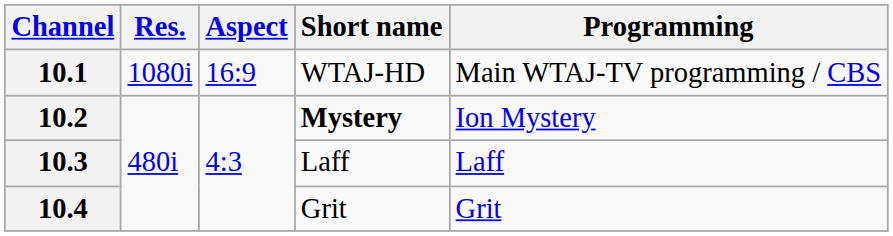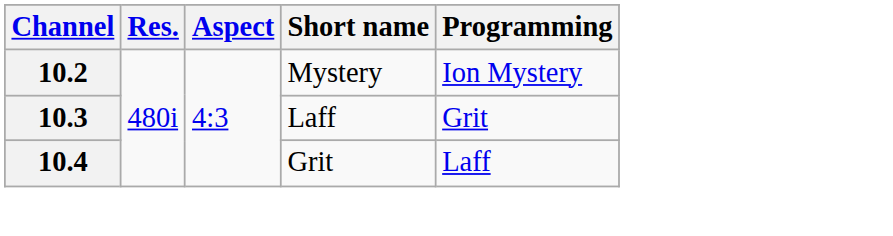- row: (63, 72)
(351, 117) bold -> (335, 72) normal
(480, 162) Laff -> (465, 117) Grit
(479, 207) Grit -> (466, 162) Laff
